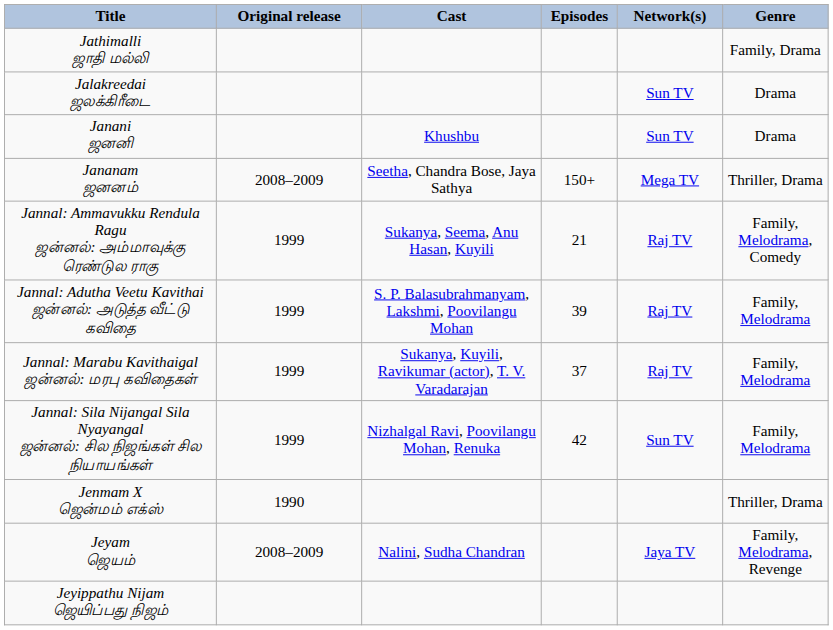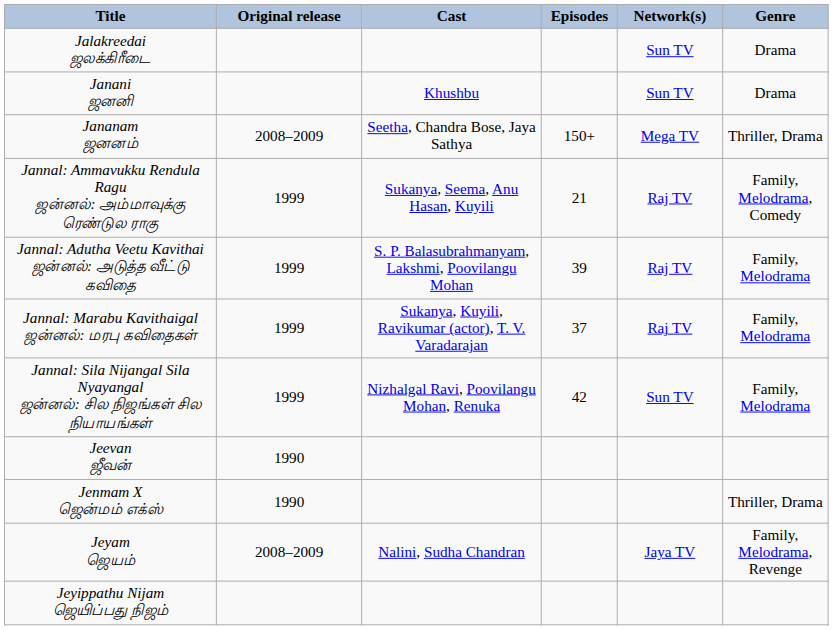- row: (110, 49)
+ row: (110, 457)
